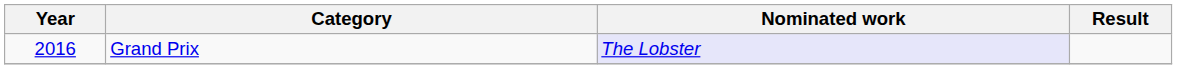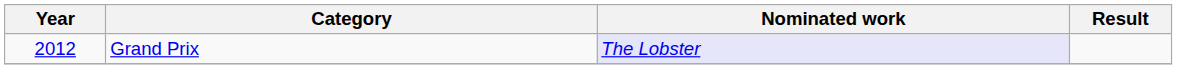(55, 48) 2016 -> (55, 48) 2012
